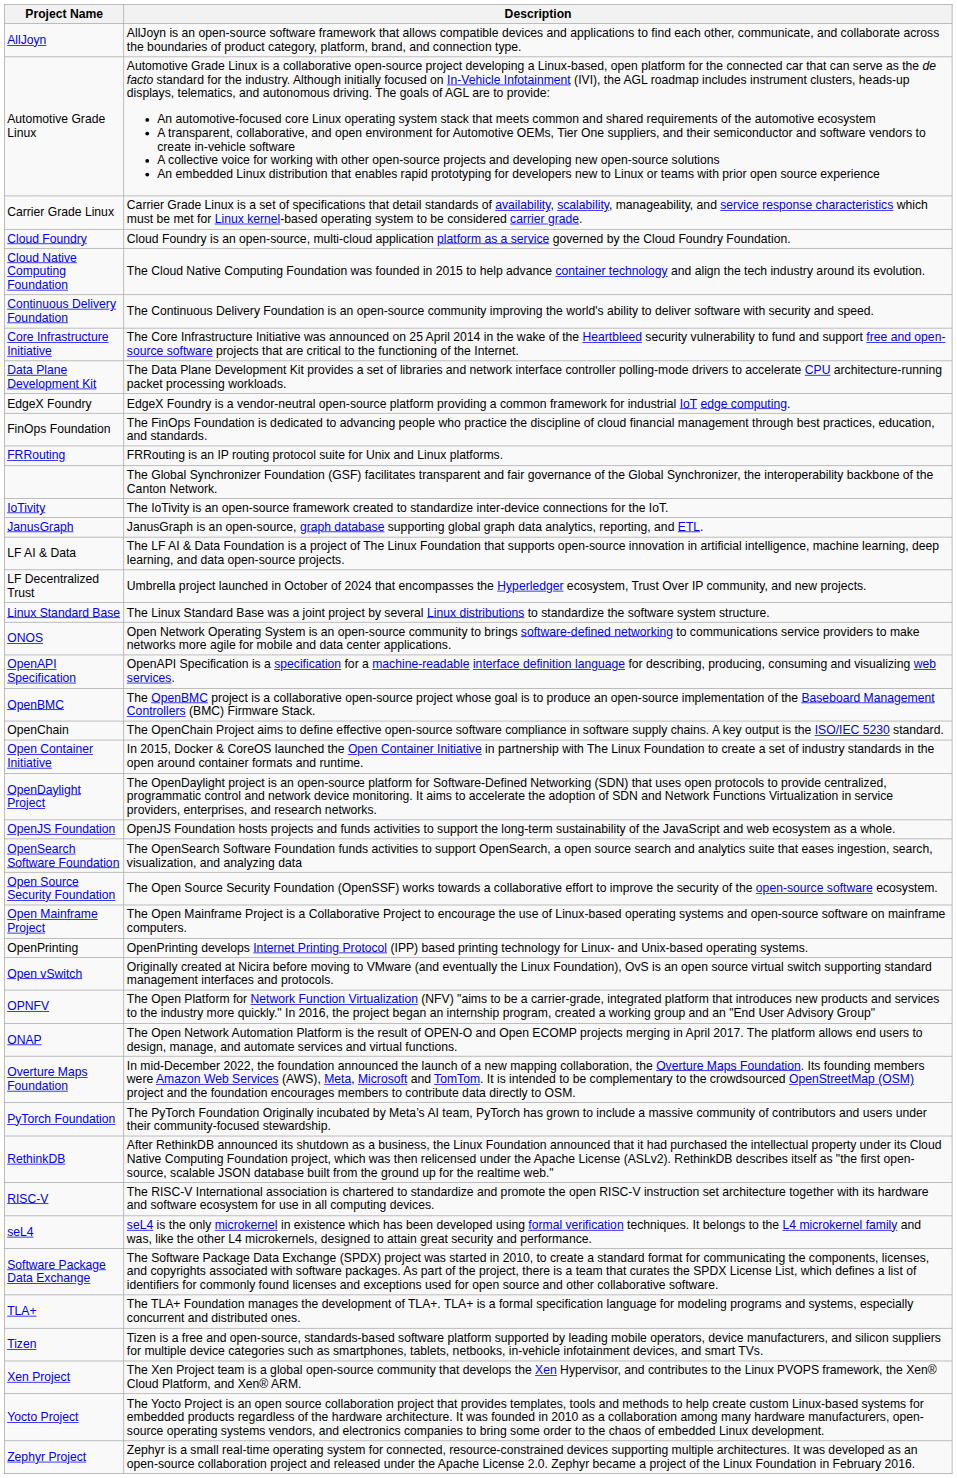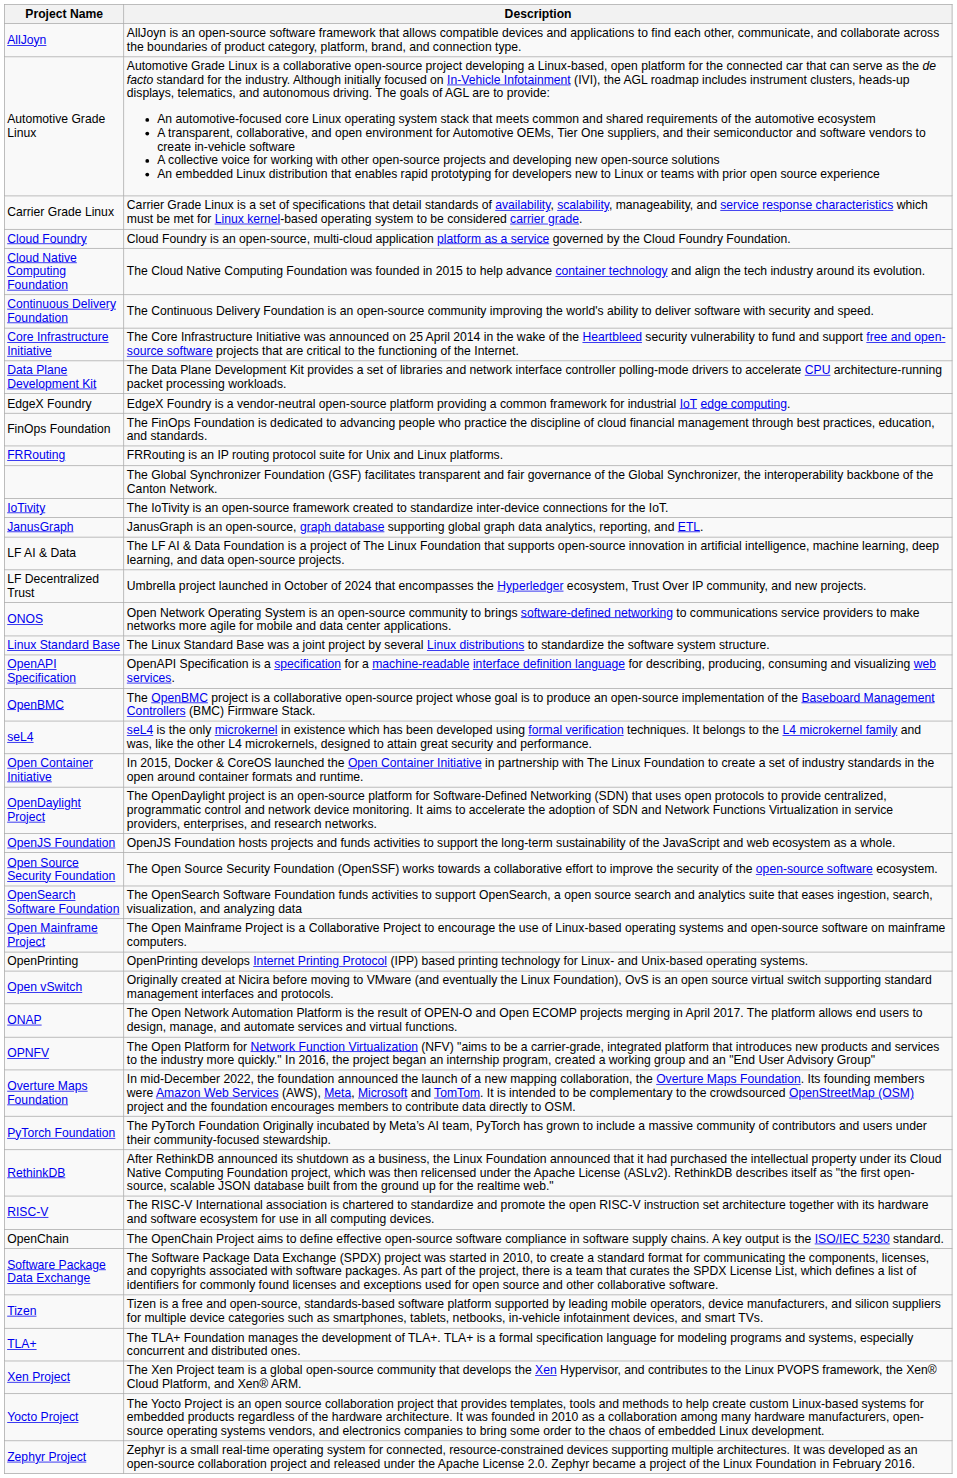rows swapped: (64, 612) <-> (25, 638)
rows swapped: (38, 730) <-> (20, 1232)
rows swapped: (63, 855) <-> (61, 888)
rows swapped: (24, 1039) <-> (28, 1006)
rows swapped: (22, 1344) <-> (22, 1311)
